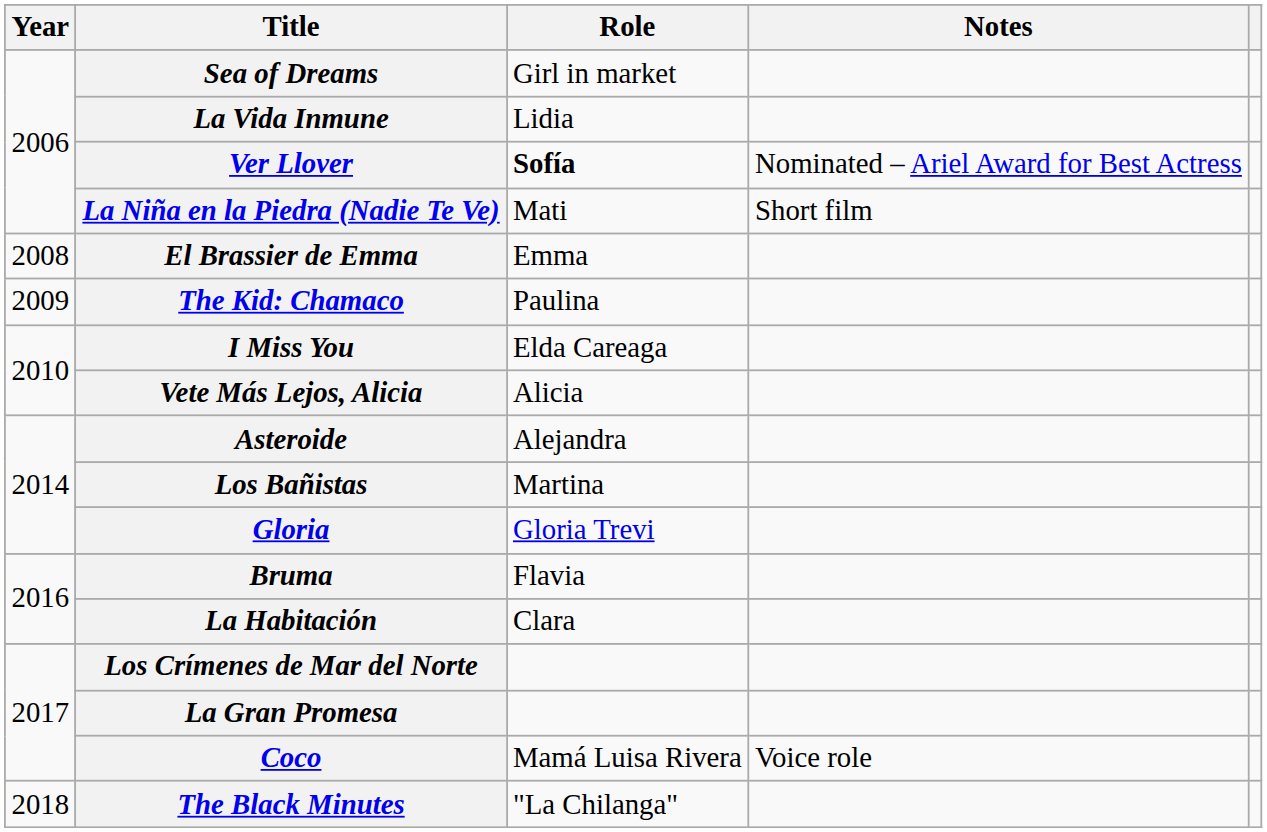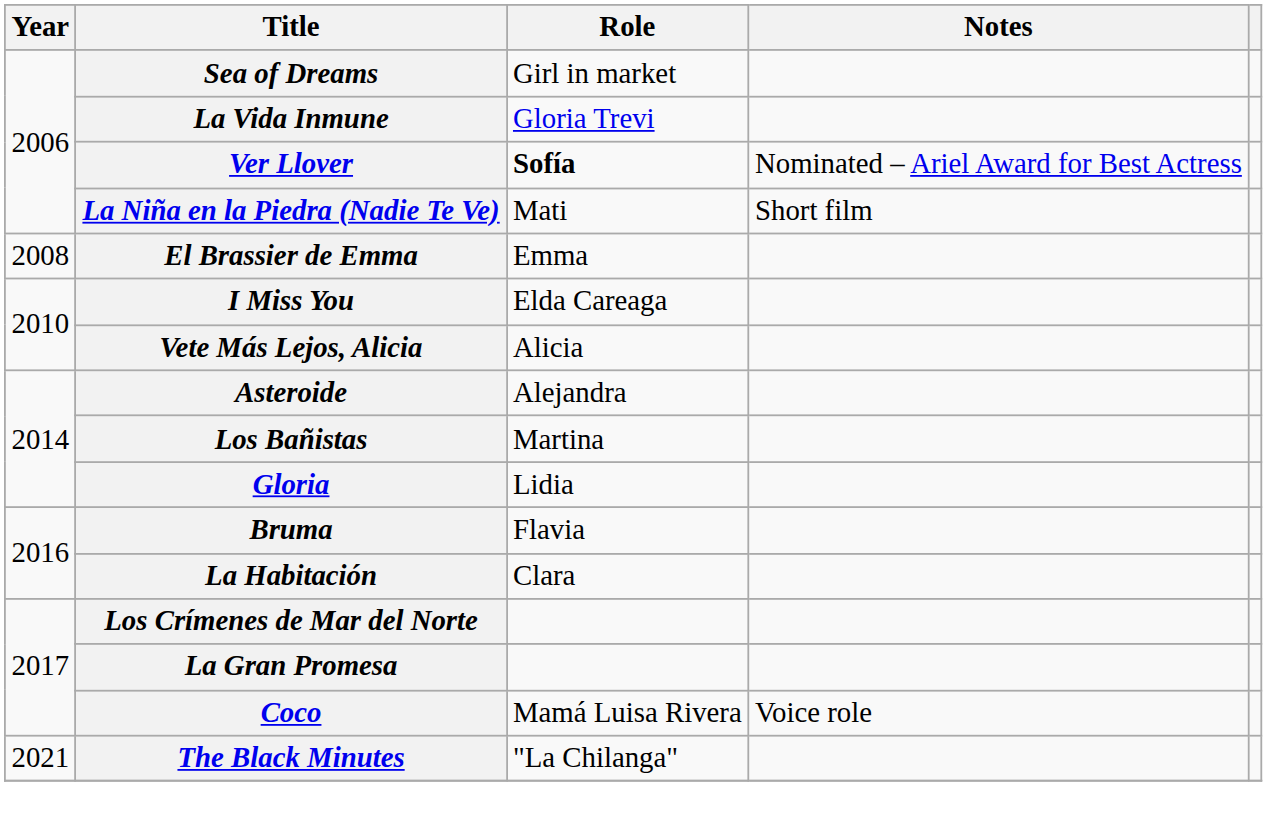(543, 118) Lidia -> (584, 118) Gloria Trevi
- row: (291, 301)
(584, 529) Gloria Trevi -> (543, 484) Lidia
(40, 803) 2018 -> (40, 758) 2021
